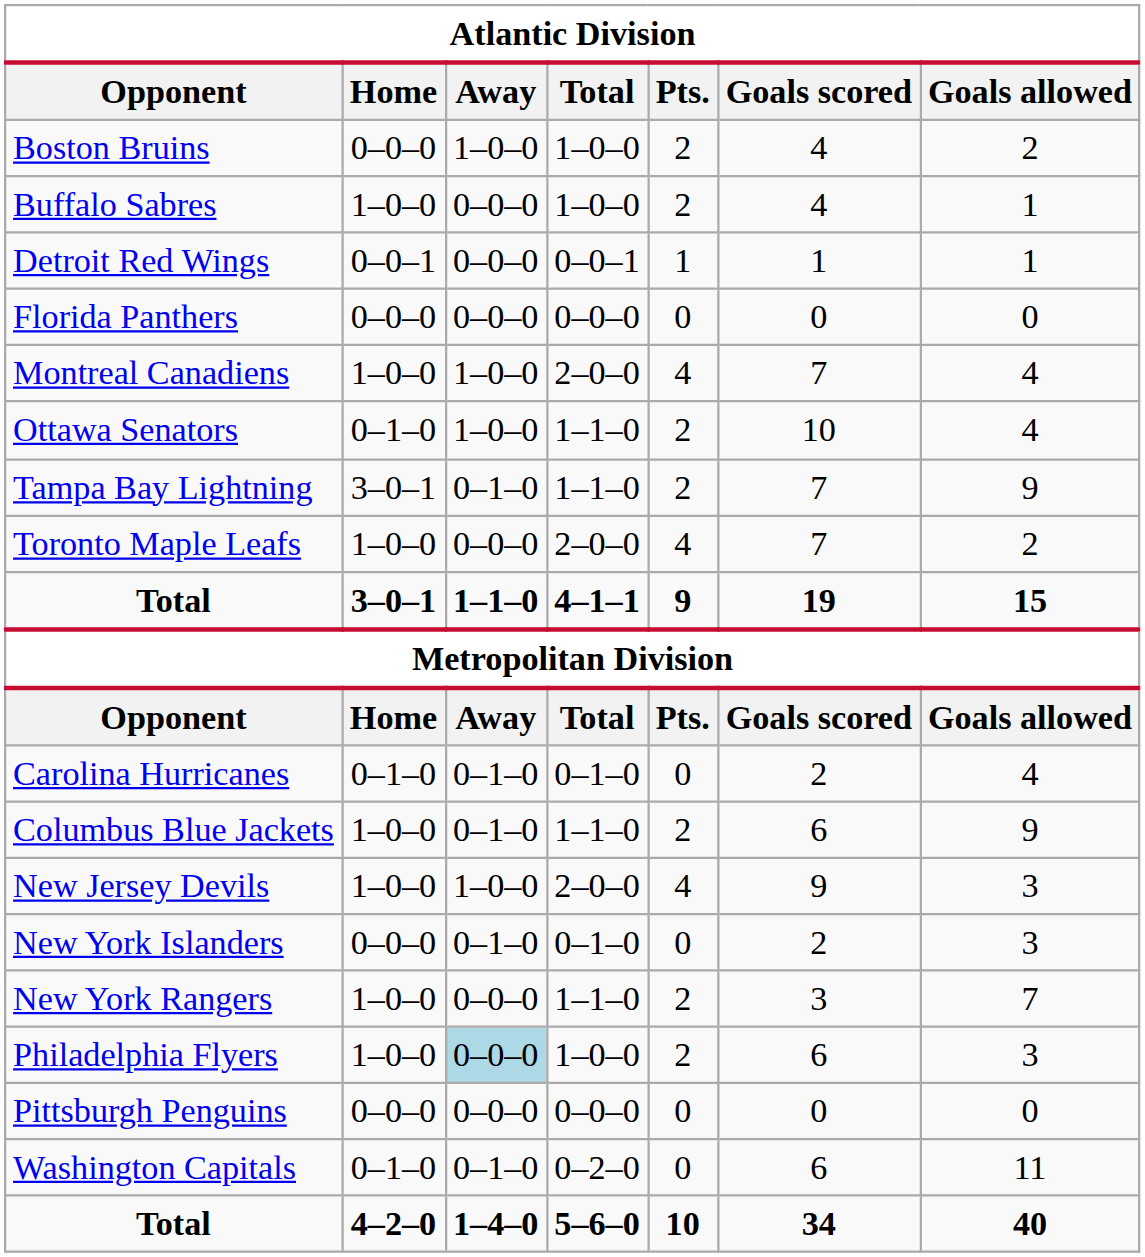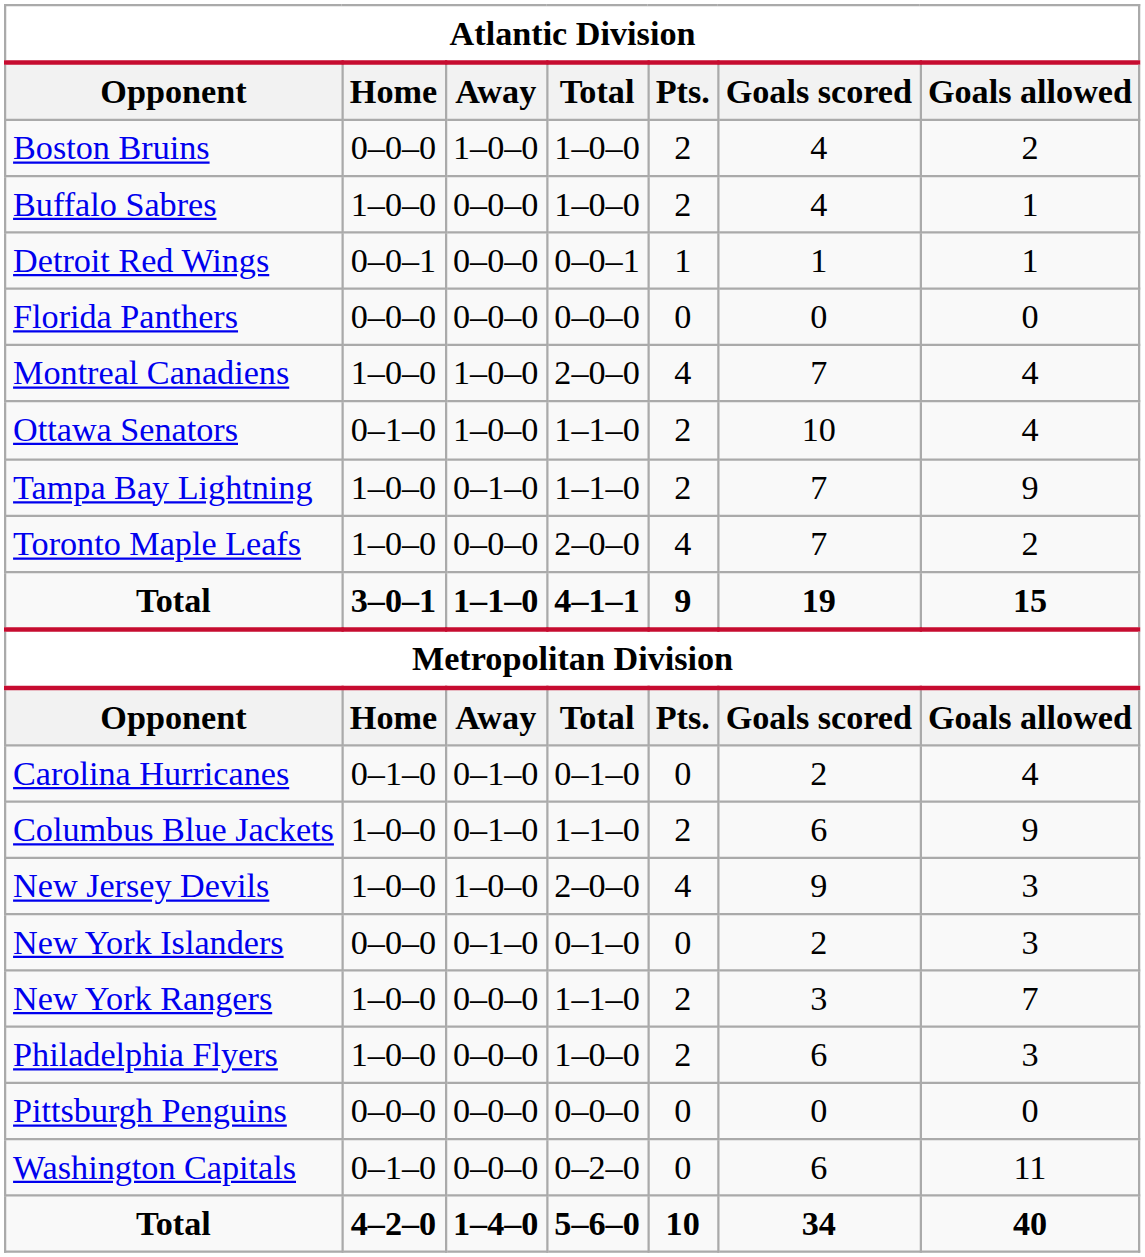(393, 486) 3–0–1 -> (393, 486) 1–0–0
(496, 1054) lightblue background -> (496, 1054) no background
(496, 1167) 0–1–0 -> (496, 1167) 0–0–0
